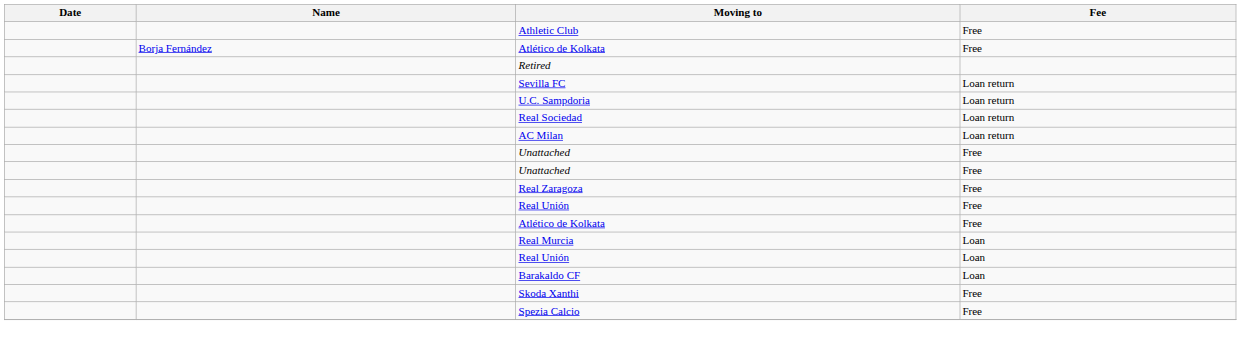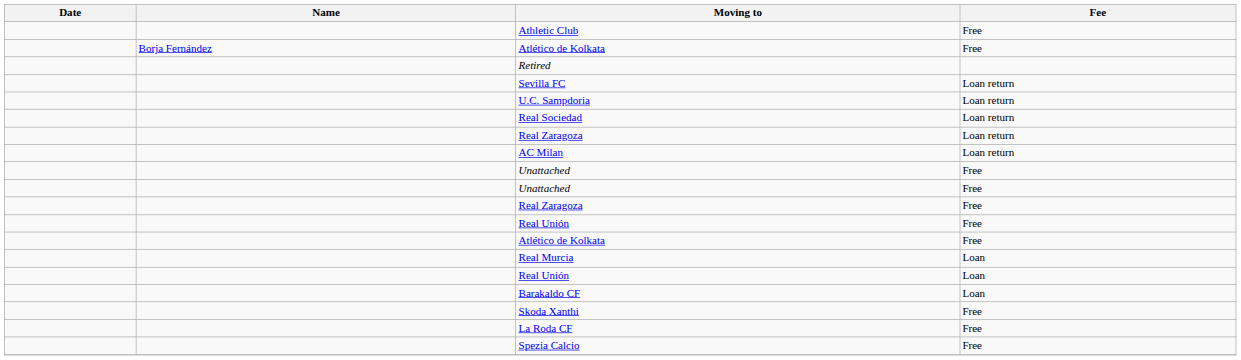+ row: (551, 135)
+ row: (545, 328)
